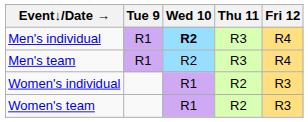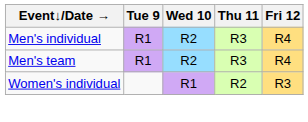(189, 38) bold -> (189, 38) normal
- row: (52, 106)
